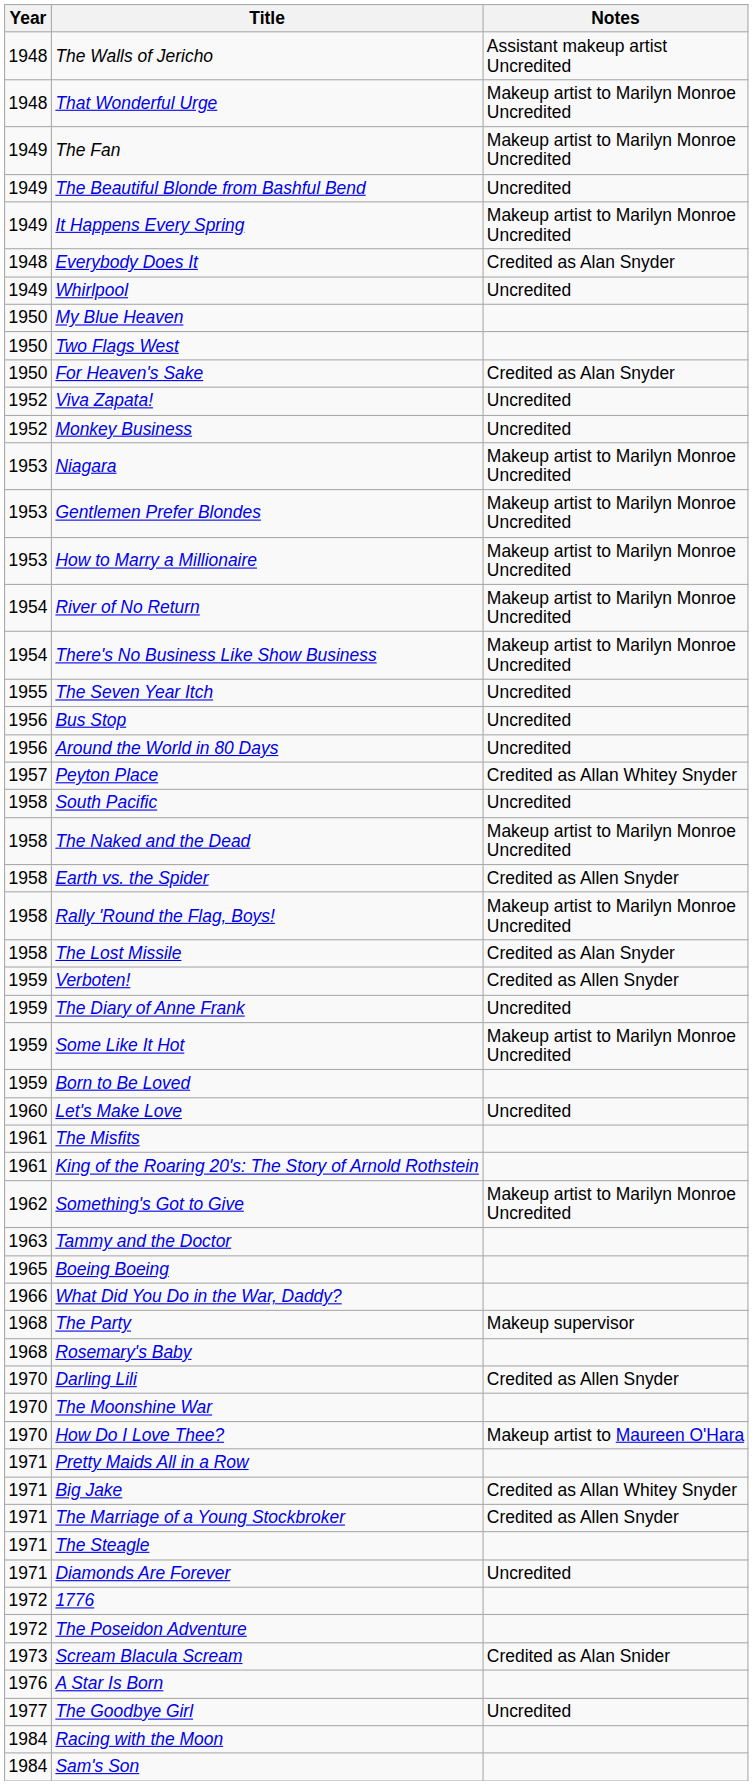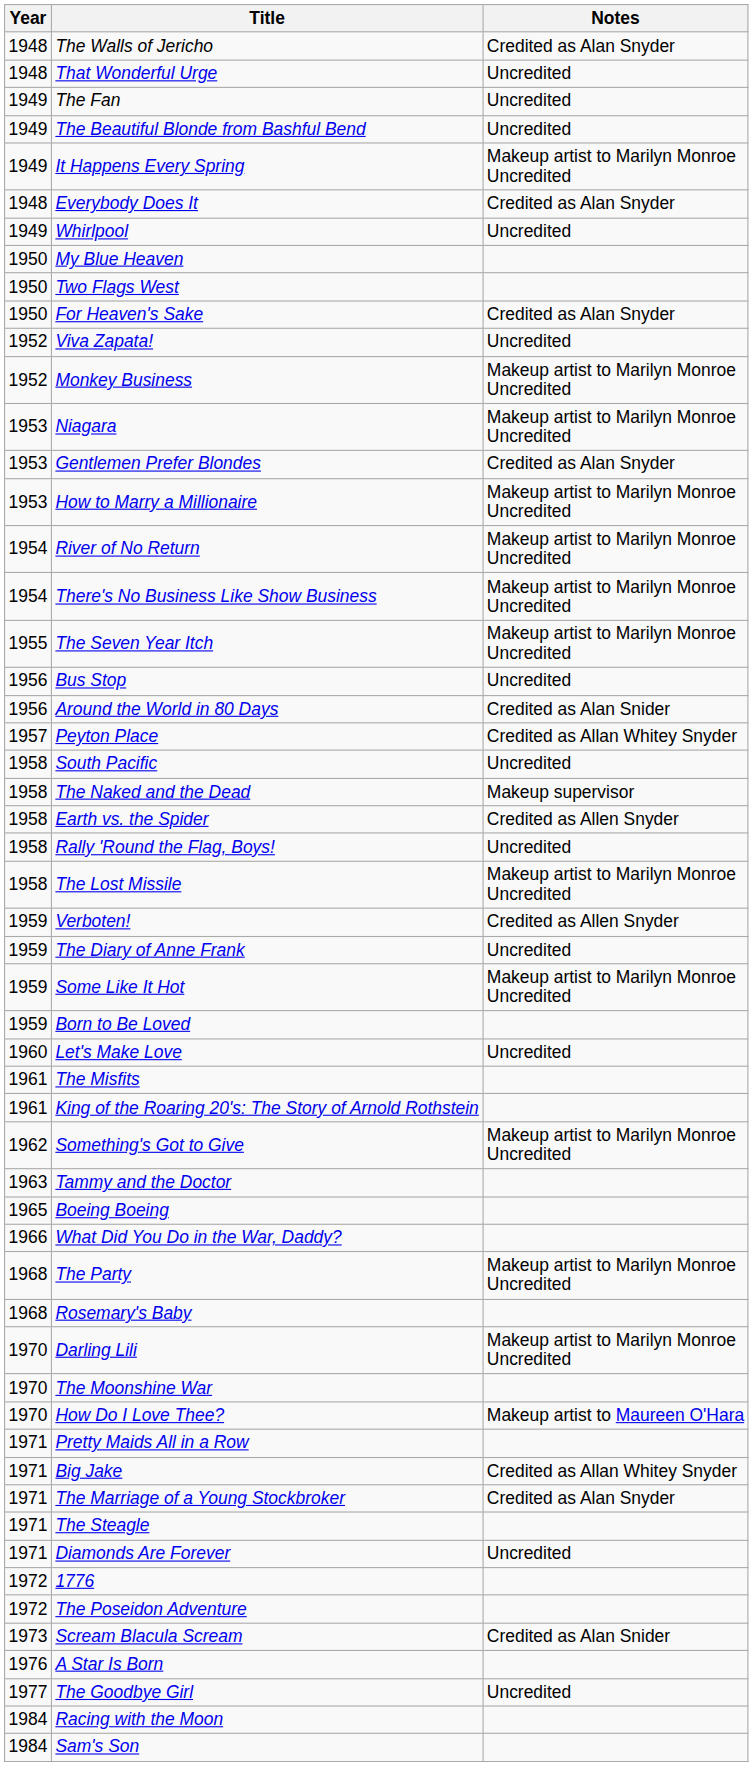(577, 55) Assistant makeup artist Uncredited -> (581, 45) Credited as Alan Snyder
(611, 103) Makeup artist to Marilyn Monroe Uncredited -> (529, 73) Uncredited
(611, 150) Makeup artist to Marilyn Monroe Uncredited -> (529, 101) Uncredited
(529, 428) Uncredited -> (611, 379) Makeup artist to Marilyn Monroe Uncredited
(611, 513) Makeup artist to Marilyn Monroe Uncredited -> (581, 464) Credited as Alan Snyder
(529, 692) Uncredited -> (611, 643) Makeup artist to Marilyn Monroe Uncredited
(529, 748) Uncredited -> (578, 708) Credited as Alan Snider
(611, 840) Makeup artist to Marilyn Monroe Uncredited -> (561, 791) Makeup supervisor
(611, 915) Makeup artist to Marilyn Monroe Uncredited -> (529, 847) Uncredited
(581, 953) Credited as Alan Snyder -> (611, 884) Makeup artist to Marilyn Monroe Uncredited
(561, 1324) Makeup supervisor -> (611, 1275) Makeup artist to Marilyn Monroe Uncredited
(583, 1379) Credited as Allen Snyder -> (611, 1350) Makeup artist to Marilyn Monroe Uncredited
(583, 1518) Credited as Allen Snyder -> (581, 1498) Credited as Alan Snyder
